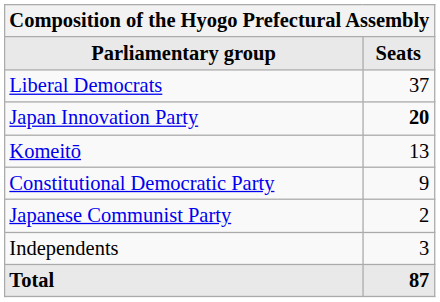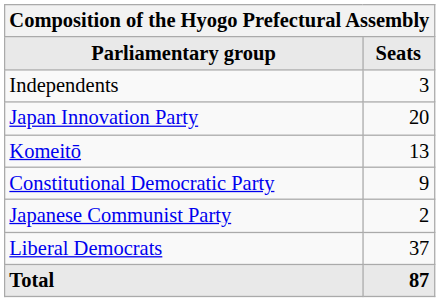rows swapped: (86, 85) <-> (64, 248)
(419, 118) bold -> (419, 118) normal
